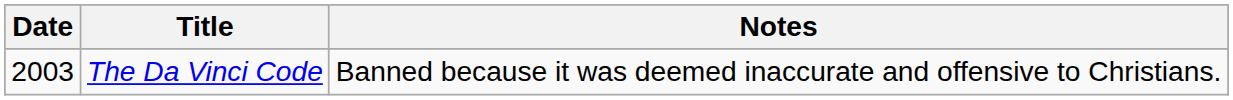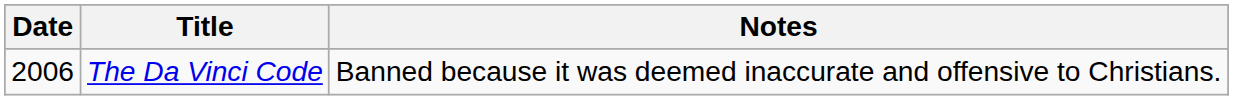(43, 71) 2003 -> (43, 71) 2006
